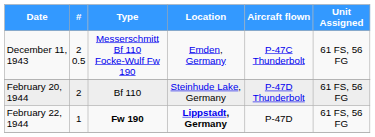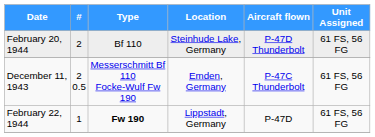rows swapped: (37, 55) <-> (34, 92)
(206, 119) bold -> (206, 119) normal
